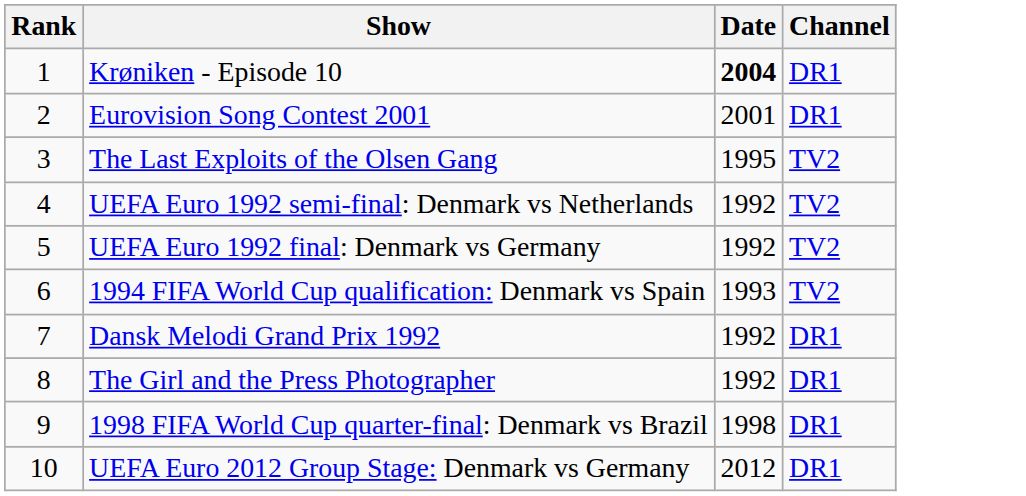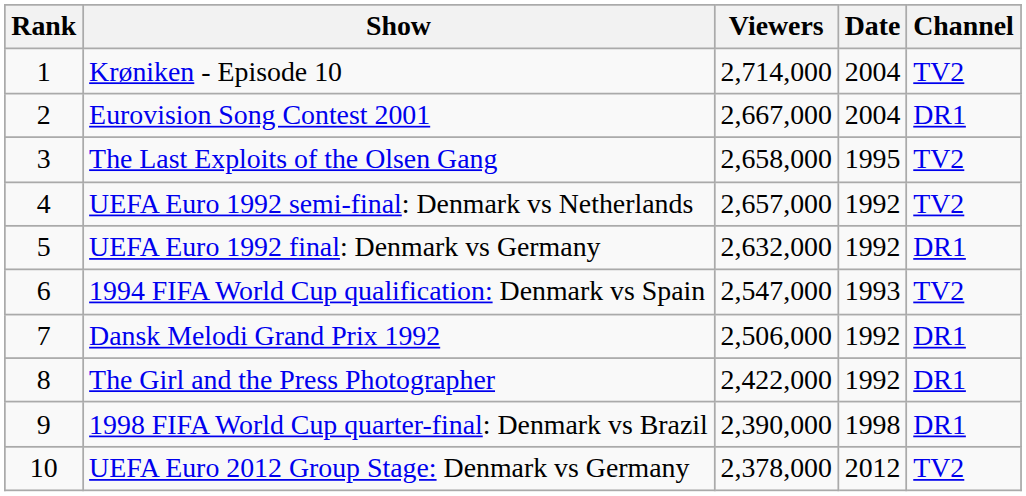+ column: (776, 26)
(748, 70) bold -> (873, 70) normal
(815, 70) DR1 -> (939, 70) TV2
(748, 114) 2001 -> (873, 114) 2004
(815, 247) TV2 -> (940, 247) DR1
(815, 468) DR1 -> (939, 468) TV2
